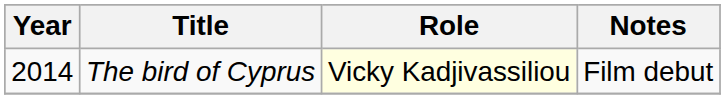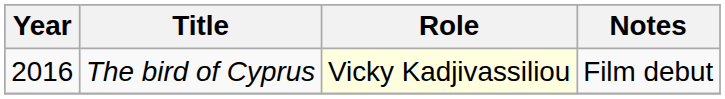(42, 70) 2014 -> (42, 70) 2016
